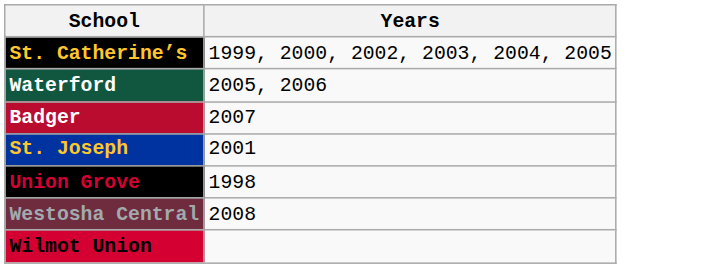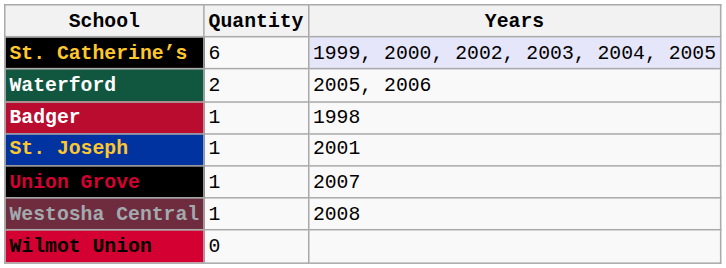+ column: (256, 21)
(410, 53) no background -> (514, 53) lavender background
(232, 117) 2007 -> (337, 117) 1998
(232, 182) 1998 -> (337, 182) 2007
